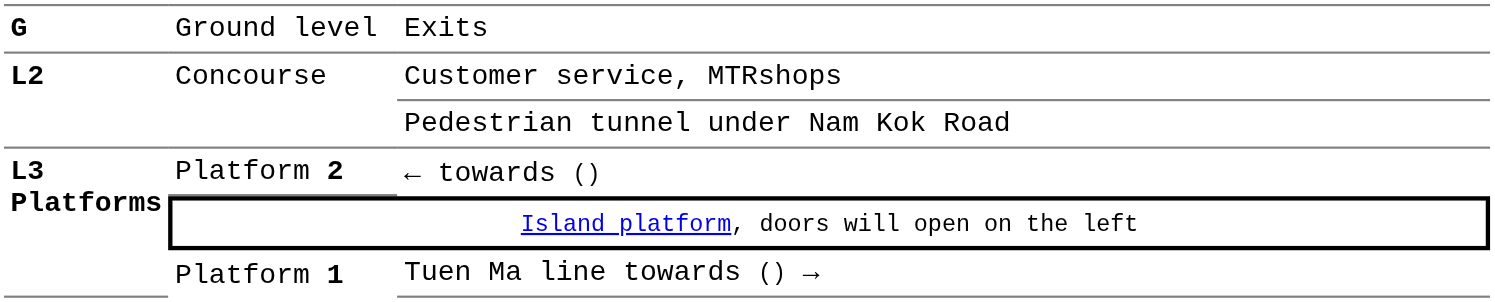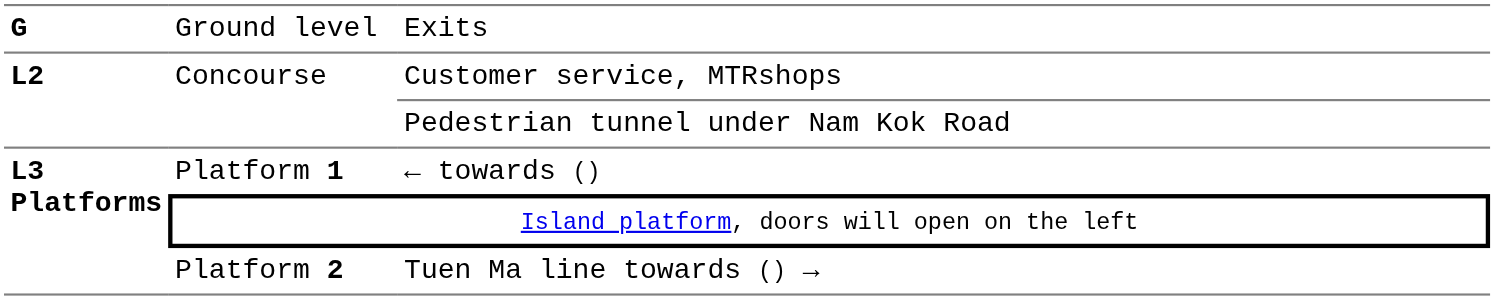(259, 171) Platform 2 -> (259, 171) Platform 1
(259, 274) Platform 1 -> (259, 271) Platform 2
